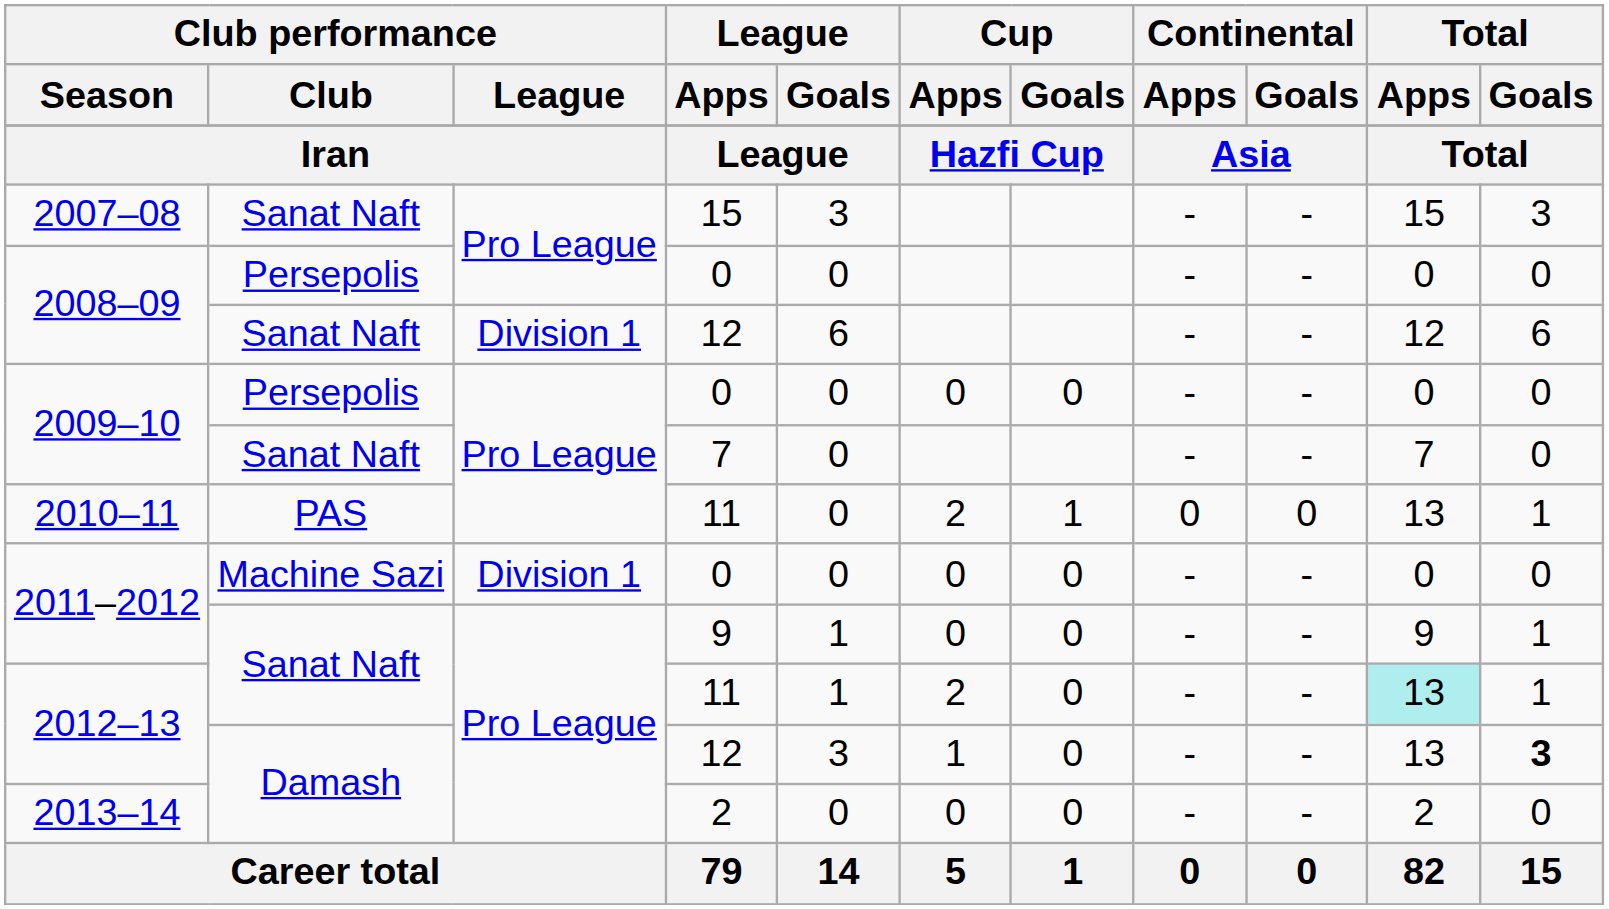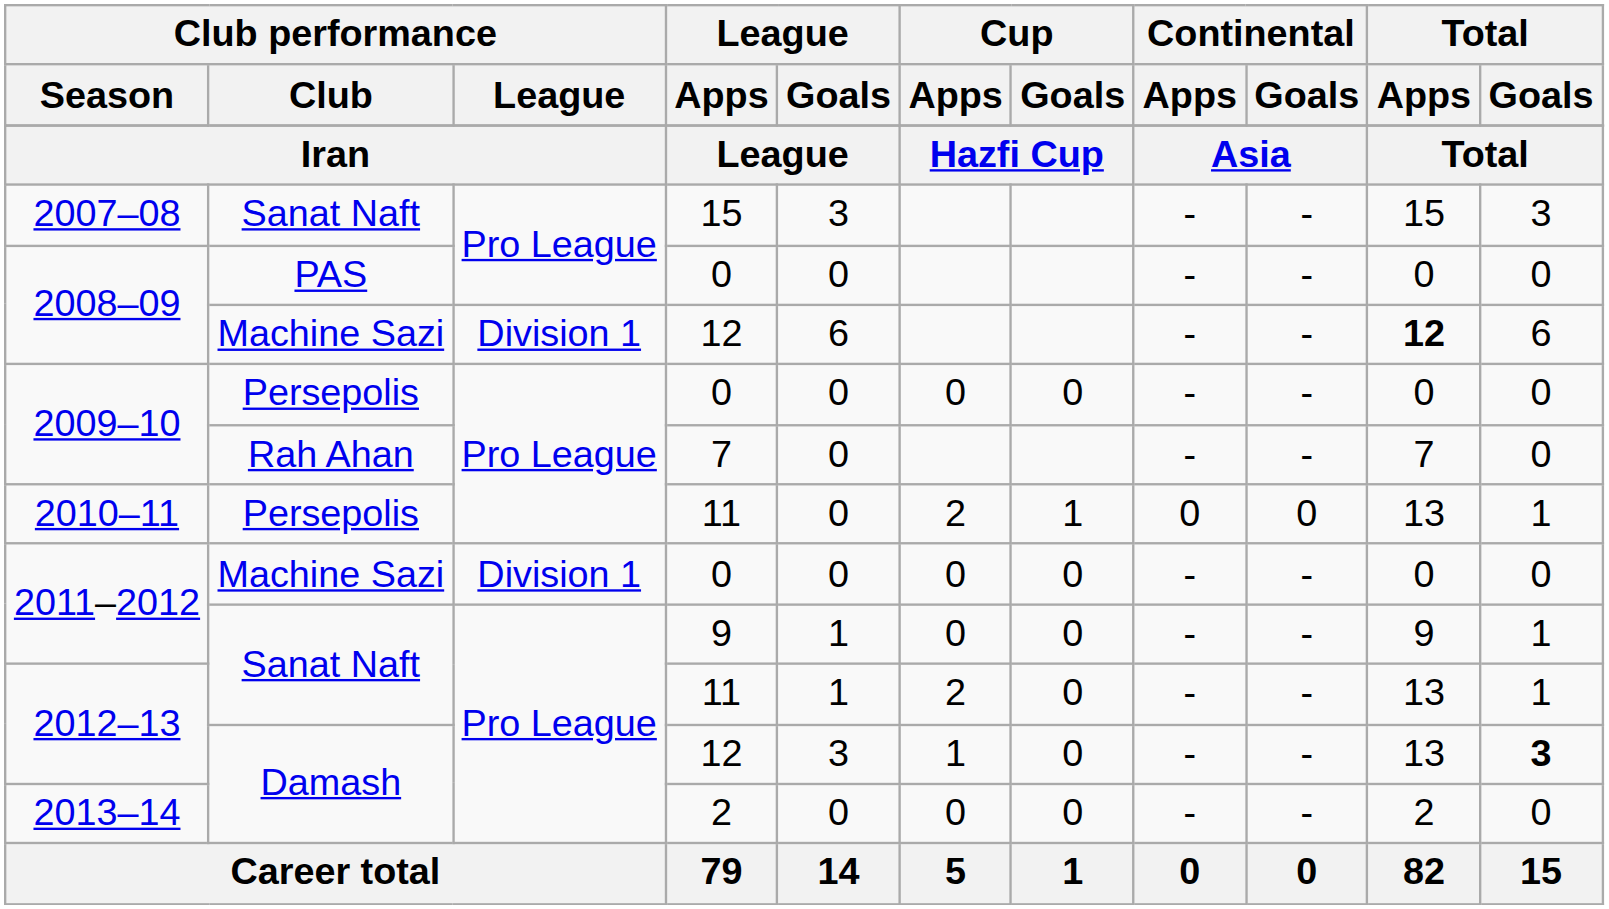(331, 273) Persepolis -> (331, 273) PAS
(331, 333) Sanat Naft -> (331, 333) Machine Sazi
(1424, 333) normal -> (1424, 333) bold
(331, 453) Sanat Naft -> (331, 453) Rah Ahan
(331, 513) PAS -> (331, 513) Persepolis
(1424, 693) paleturquoise background -> (1424, 693) no background
